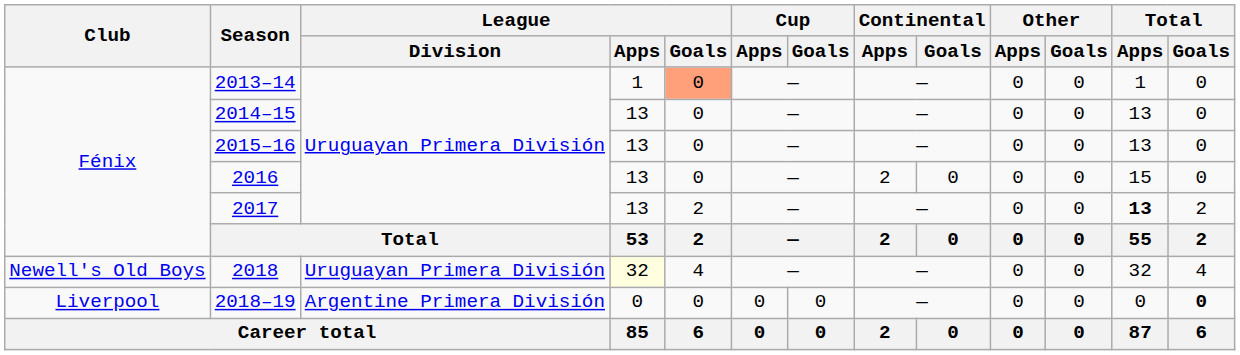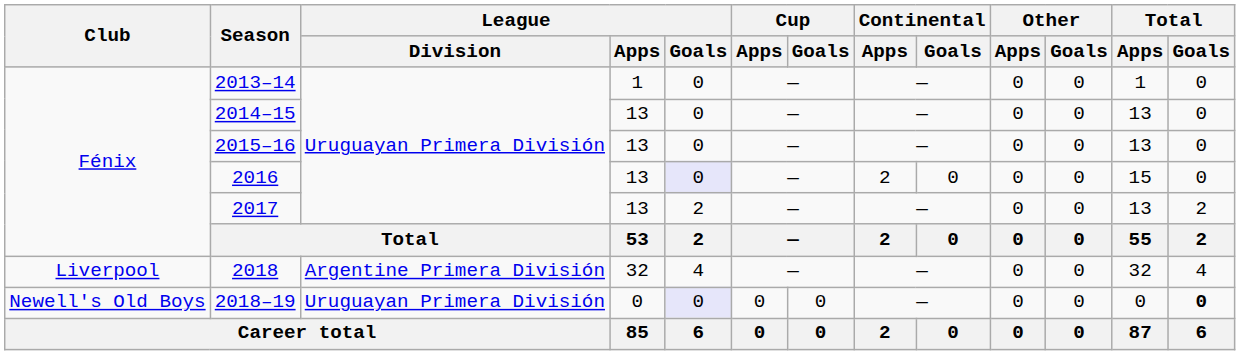(698, 83) lightsalmon background -> (698, 83) no background
(698, 177) no background -> (698, 177) lavender background
(1140, 209) bold -> (1140, 209) normal
(107, 271) Newell's Old Boys -> (107, 271) Liverpool
(455, 271) Uruguayan Primera División -> (455, 271) Argentine Primera División
(637, 271) lightyellow background -> (637, 271) no background
(107, 303) Liverpool -> (107, 303) Newell's Old Boys
(455, 303) Argentine Primera División -> (455, 303) Uruguayan Primera División
(698, 303) no background -> (698, 303) lavender background
